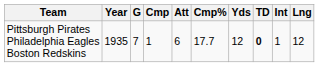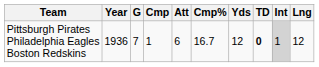(116, 41) 1935 -> (116, 41) 1936
(204, 41) 17.7 -> (204, 41) 16.7
(278, 41) no background -> (278, 41) lightgrey background
